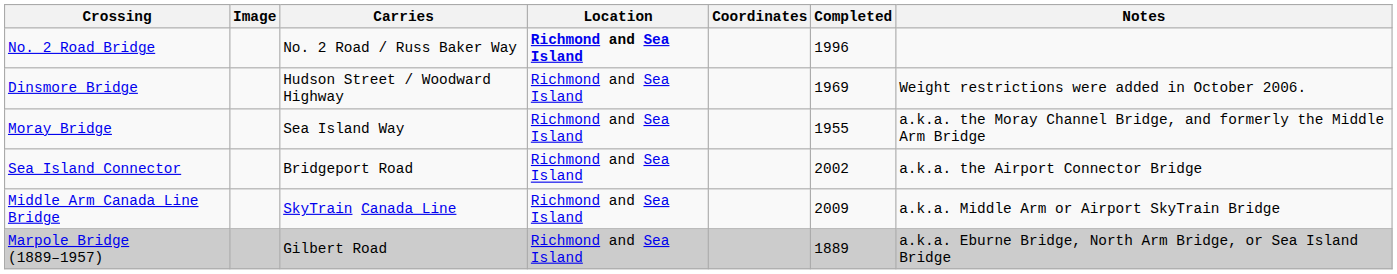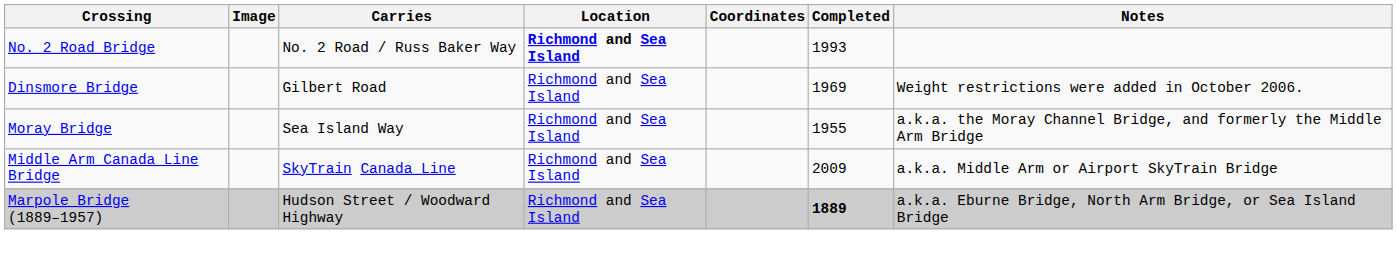(832, 48) 1996 -> (829, 48) 1993
(387, 88) Hudson Street / Woodward Highway -> (334, 88) Gilbert Road
- row: (95, 169)
(335, 249) Gilbert Road -> (386, 209) Hudson Street / Woodward Highway
(832, 249) normal -> (829, 209) bold
